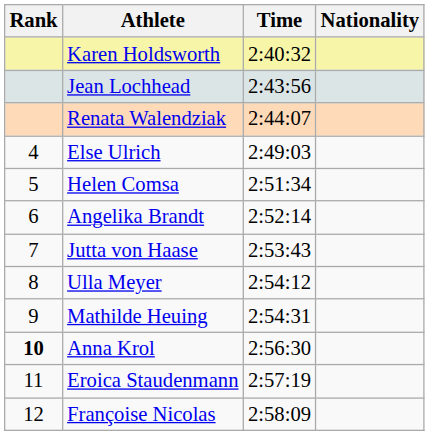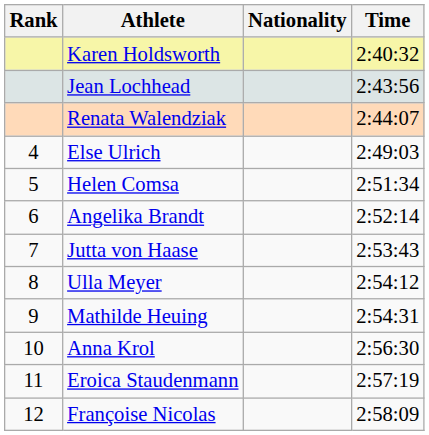columns swapped: (370, 20) <-> (280, 20)
(33, 348) bold -> (33, 348) normal
